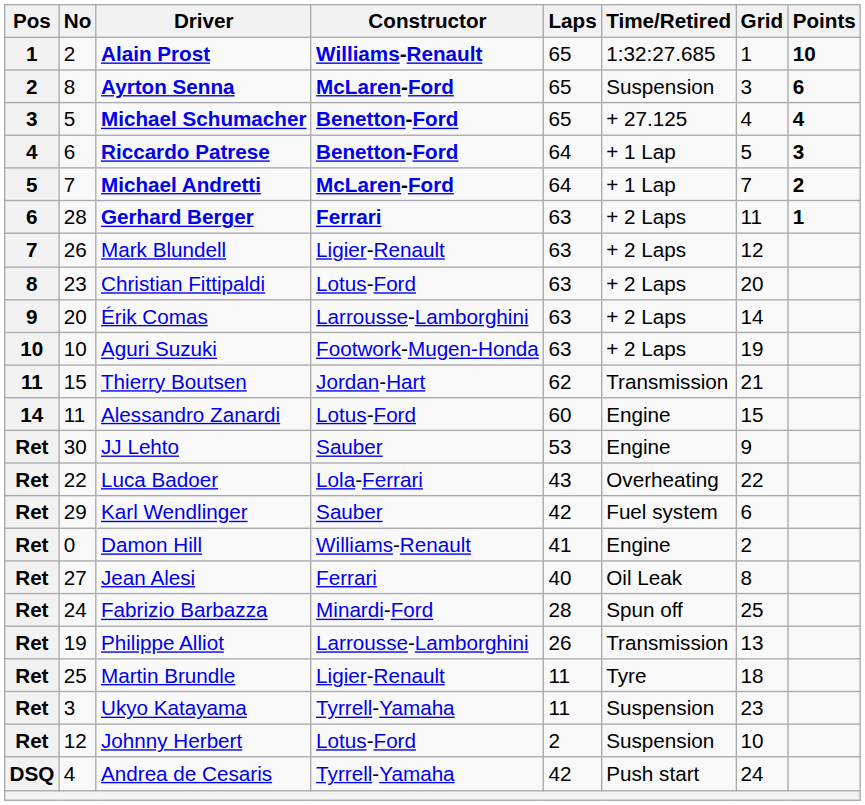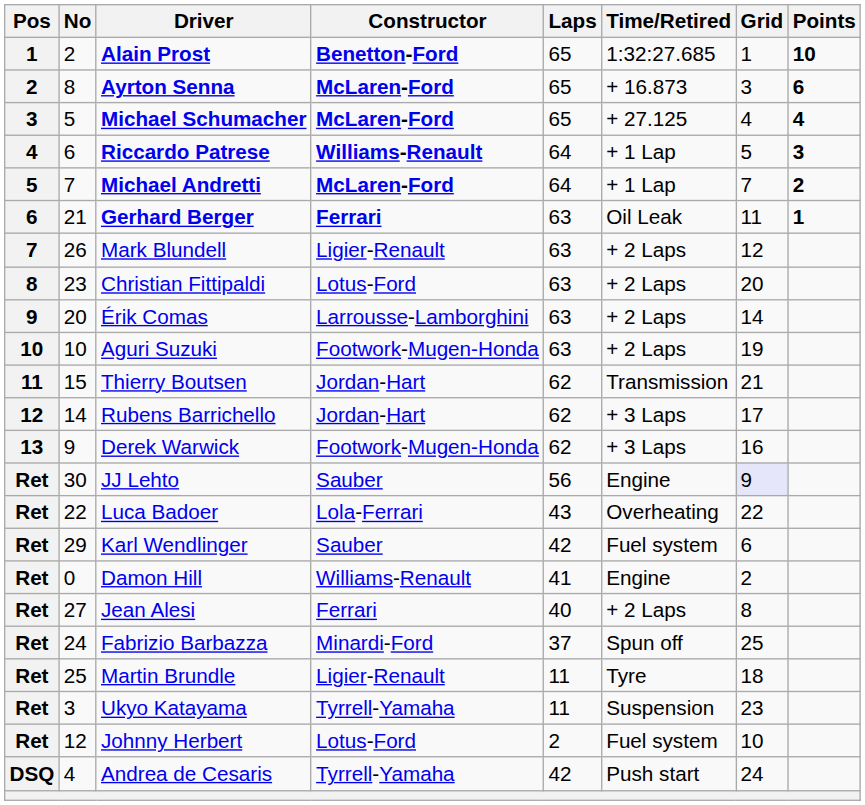(399, 54) Williams-Renault -> (387, 54) Benetton-Ford
(660, 87) Suspension -> (647, 87) + 16.873
(387, 119) Benetton-Ford -> (385, 119) McLaren-Ford
(387, 152) Benetton-Ford -> (399, 152) Williams-Renault
(75, 218) 28 -> (75, 218) 21
(646, 218) + 2 Laps -> (644, 218) Oil Leak
+ row: (188, 414)
+ row: (170, 447)
- row: (191, 414)
(560, 447) 53 -> (560, 479) 56
(746, 447) no background -> (746, 479) lavender background
(644, 578) Oil Leak -> (646, 610) + 2 Laps
(560, 610) 28 -> (560, 643) 37
- row: (162, 643)
(660, 741) Suspension -> (662, 741) Fuel system
